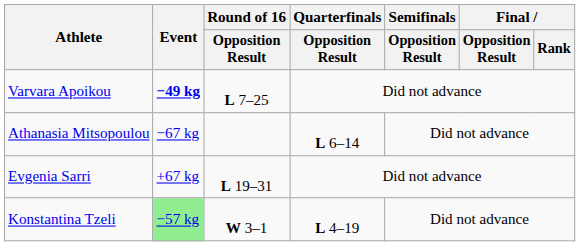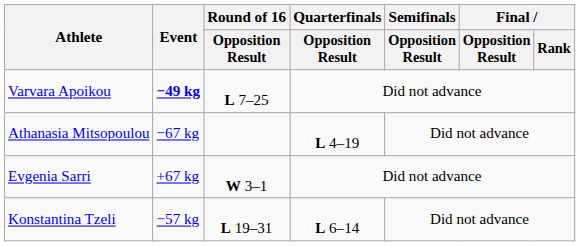(337, 143) L 6–14 -> (337, 143) L 4–19
(247, 186) L 19–31 -> (247, 186) W 3–1
(178, 219) lightgreen background -> (178, 219) no background
(247, 228) W 3–1 -> (247, 228) L 19–31
(337, 228) L 4–19 -> (337, 228) L 6–14
